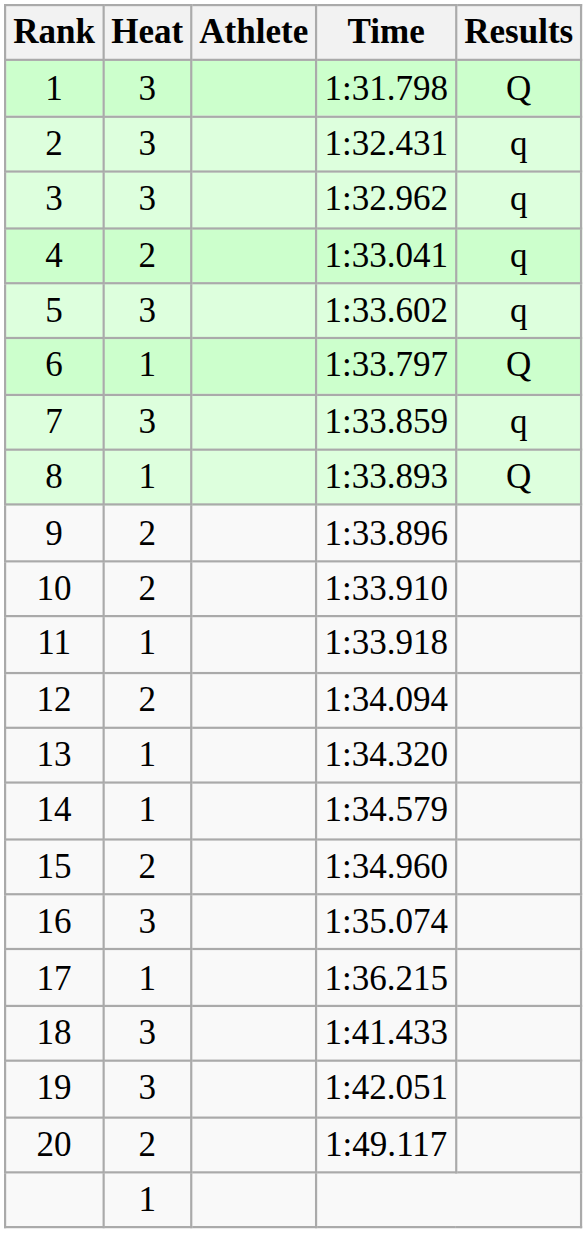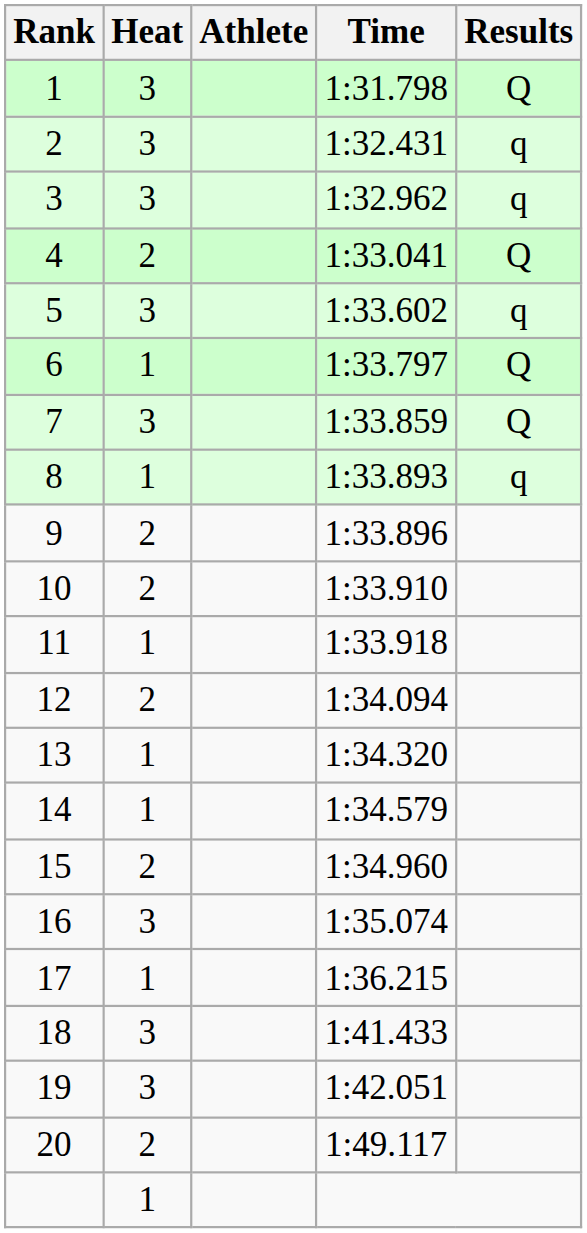(519, 254) q -> (519, 254) Q
(519, 421) q -> (519, 421) Q
(519, 476) Q -> (519, 476) q
